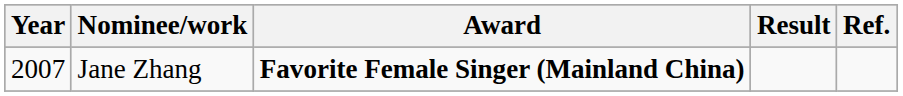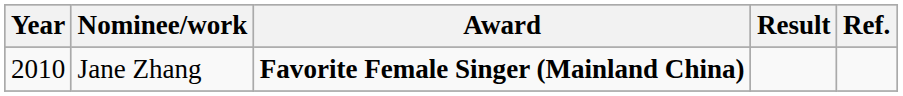(38, 68) 2007 -> (38, 68) 2010
